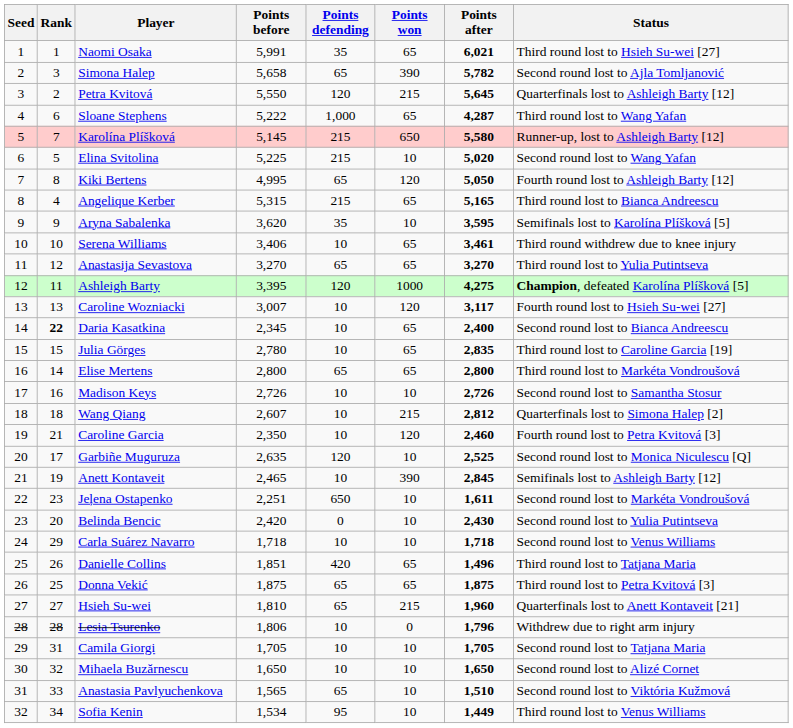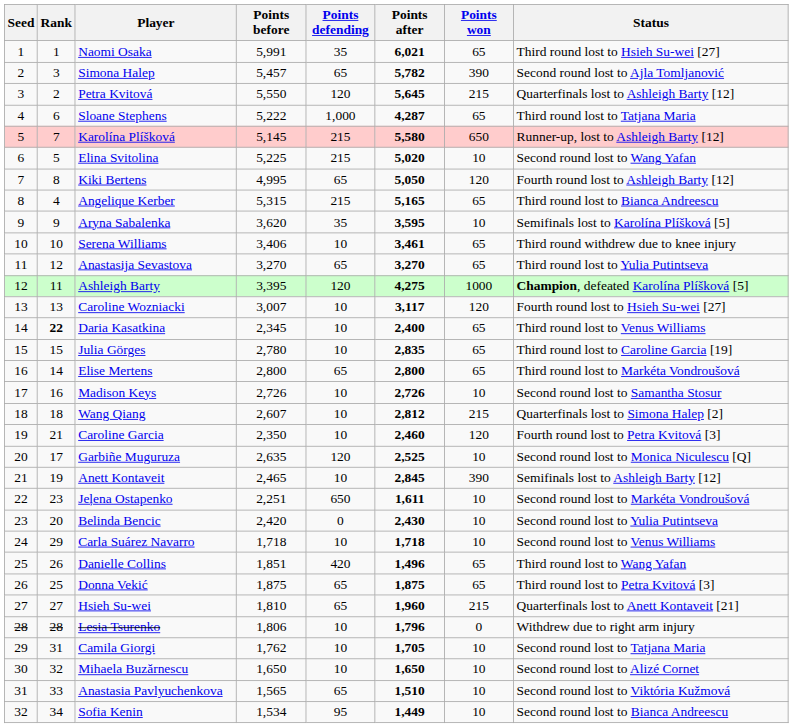columns swapped: (410, 22) <-> (479, 22)
(271, 72) 5,658 -> (271, 72) 5,457
(601, 115) Third round lost to Wang Yafan -> (606, 115) Third round lost to Tatjana Maria
(622, 328) Second round lost to Bianca Andreescu -> (611, 328) Third round lost to Venus Williams
(606, 563) Third round lost to Tatjana Maria -> (601, 563) Third round lost to Wang Yafan
(271, 648) 1,705 -> (271, 648) 1,762
(611, 712) Third round lost to Venus Williams -> (622, 712) Second round lost to Bianca Andreescu
